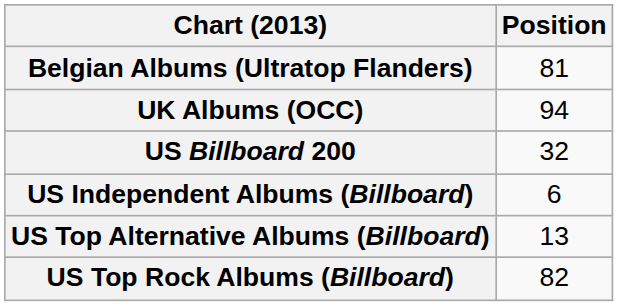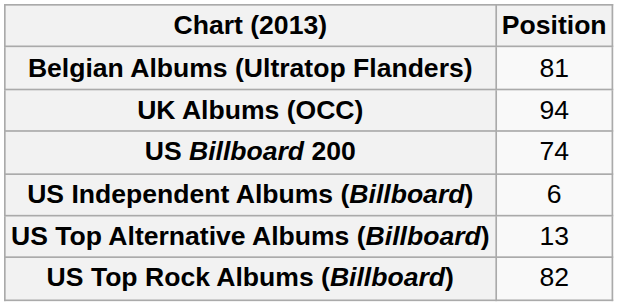(554, 151) 32 -> (554, 151) 74
